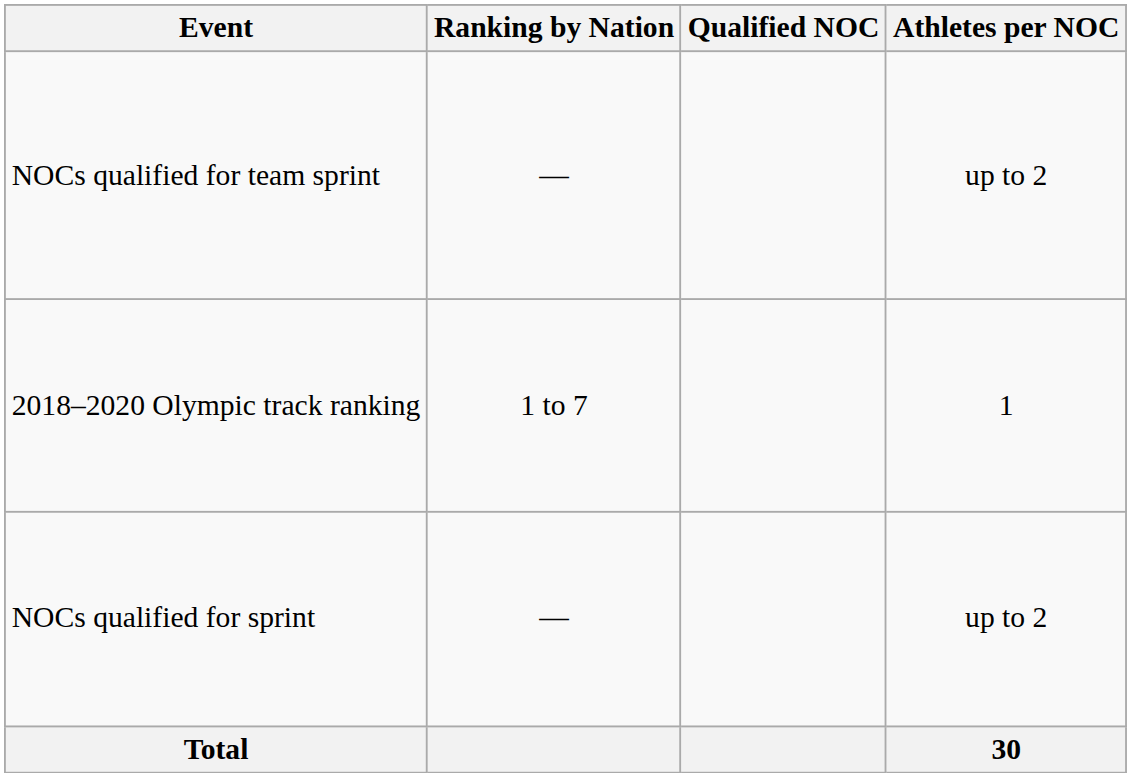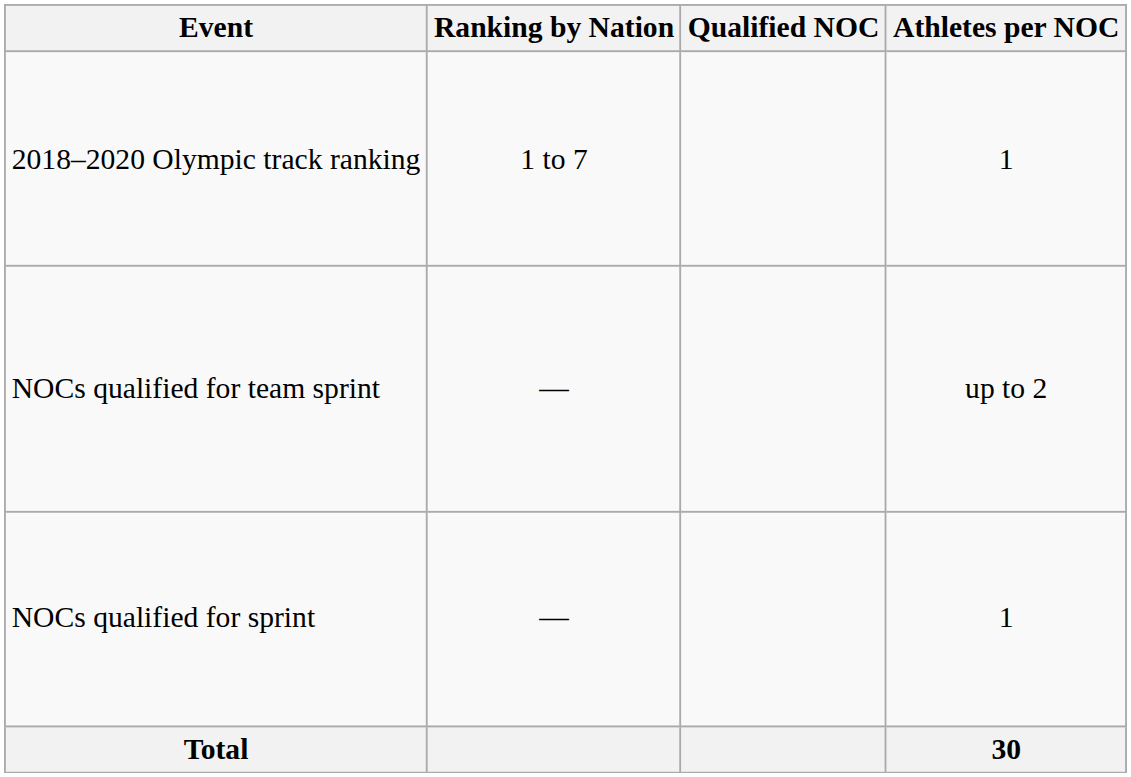rows swapped: (196, 174) <-> (216, 404)
(1006, 618) up to 2 -> (1006, 618) 1
